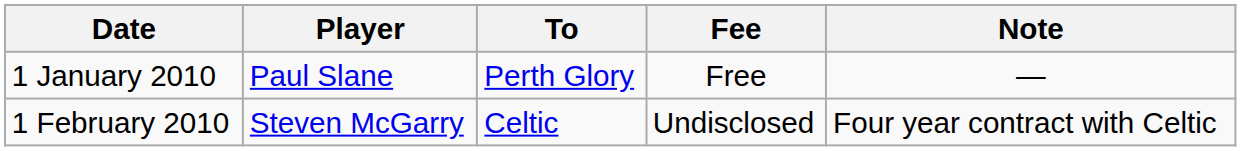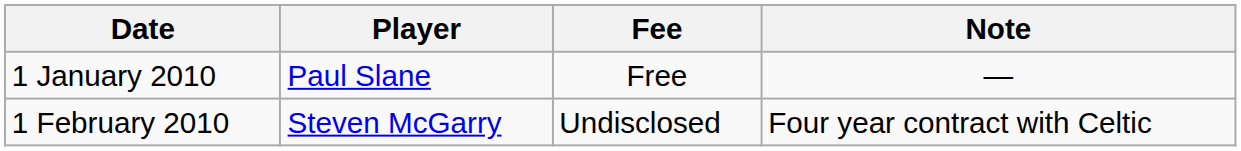- column: (562, 29)
